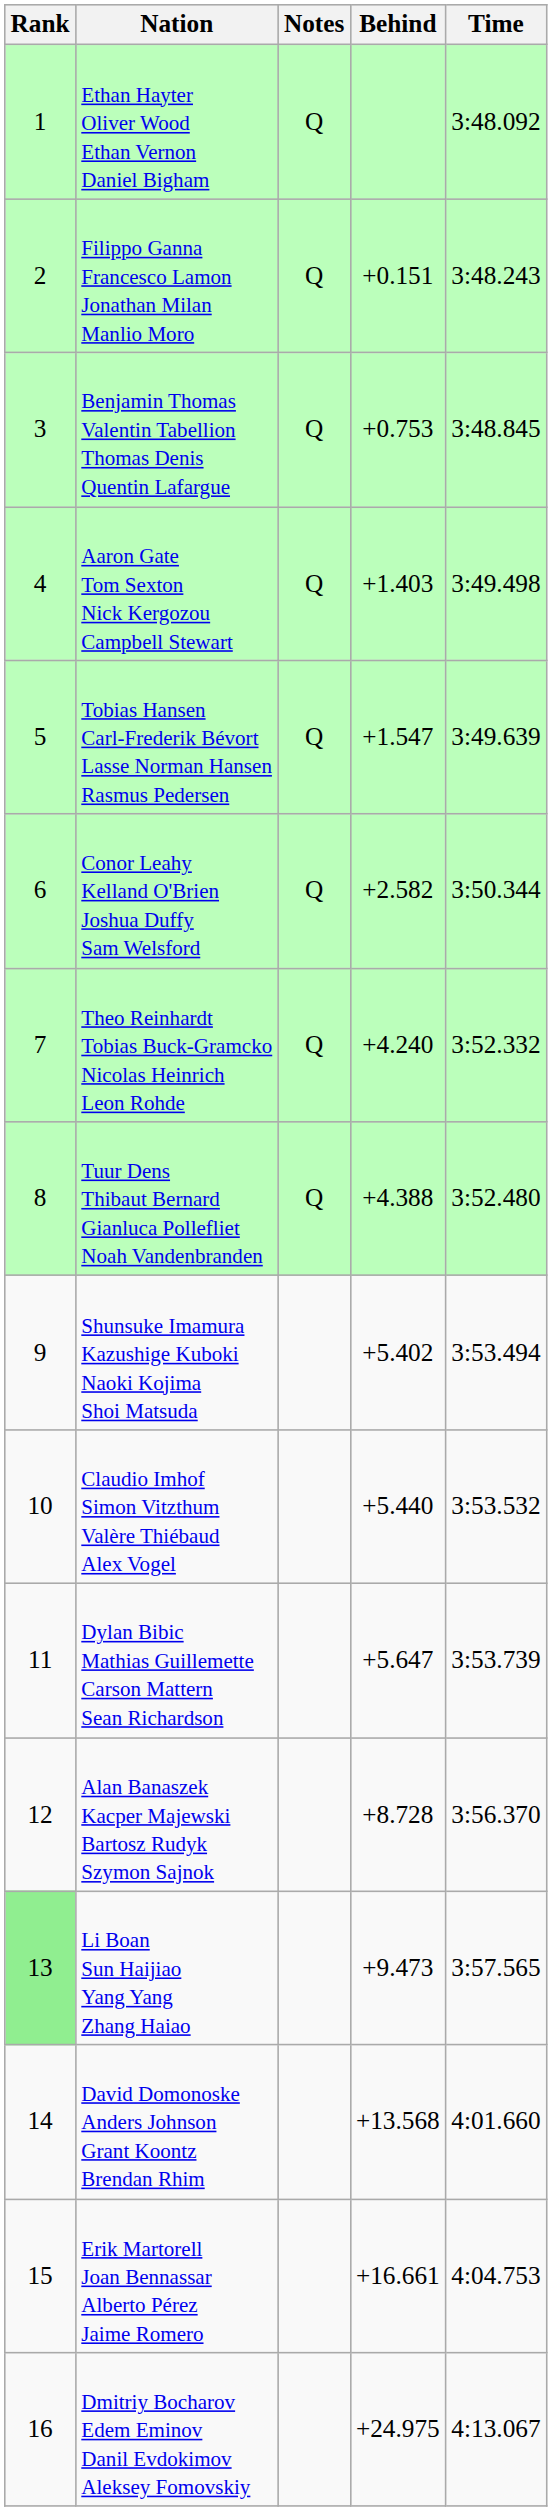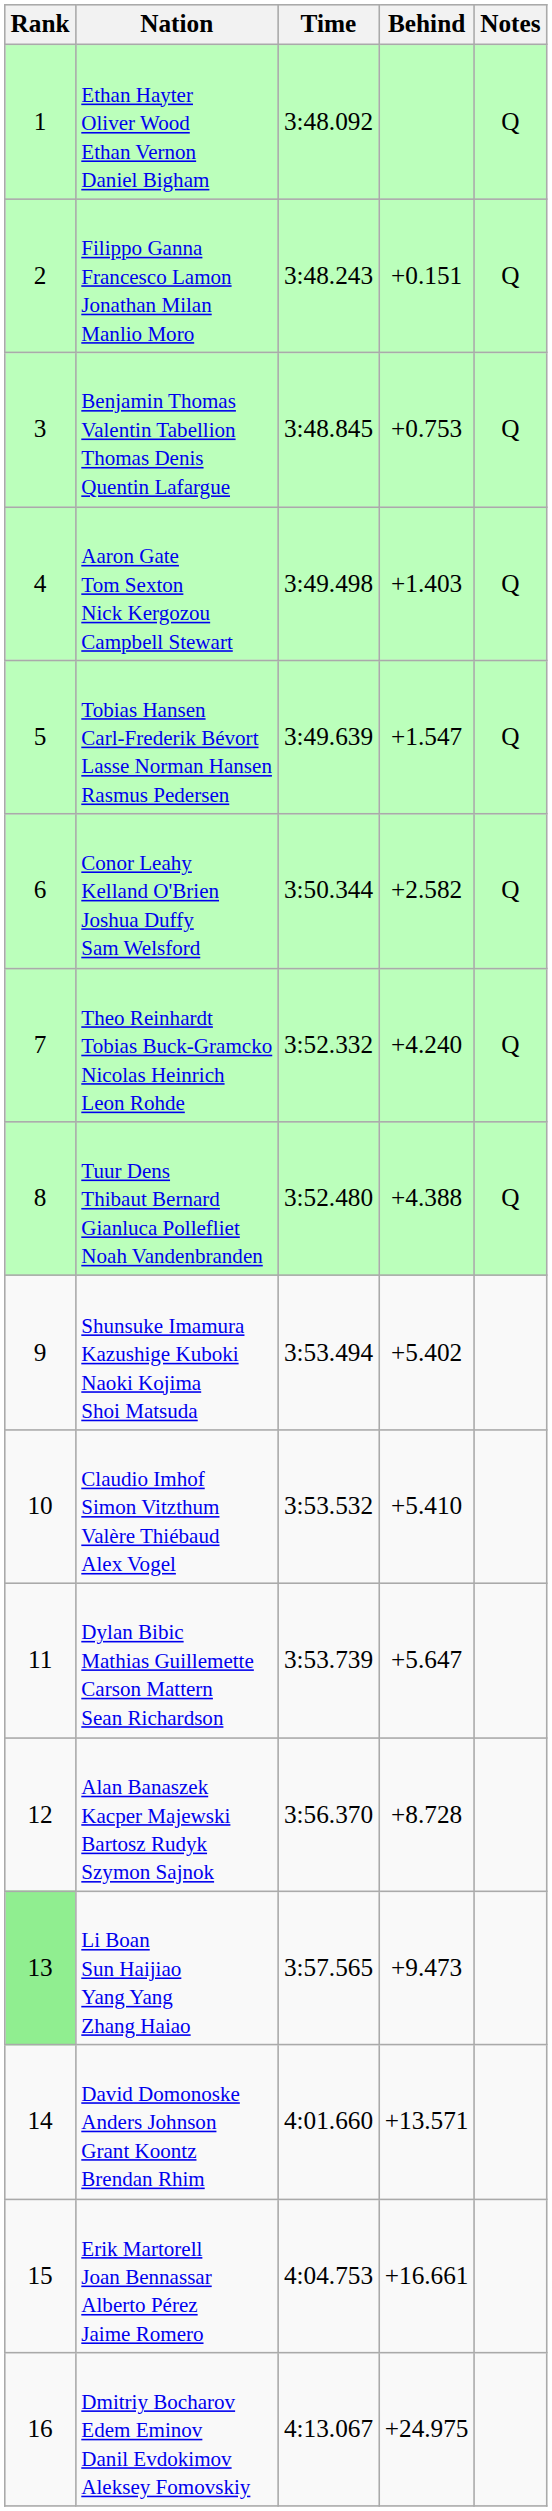columns swapped: (496, 24) <-> (314, 24)
(398, 1506) +5.440 -> (427, 1506) +5.410
(398, 2121) +13.568 -> (427, 2121) +13.571
